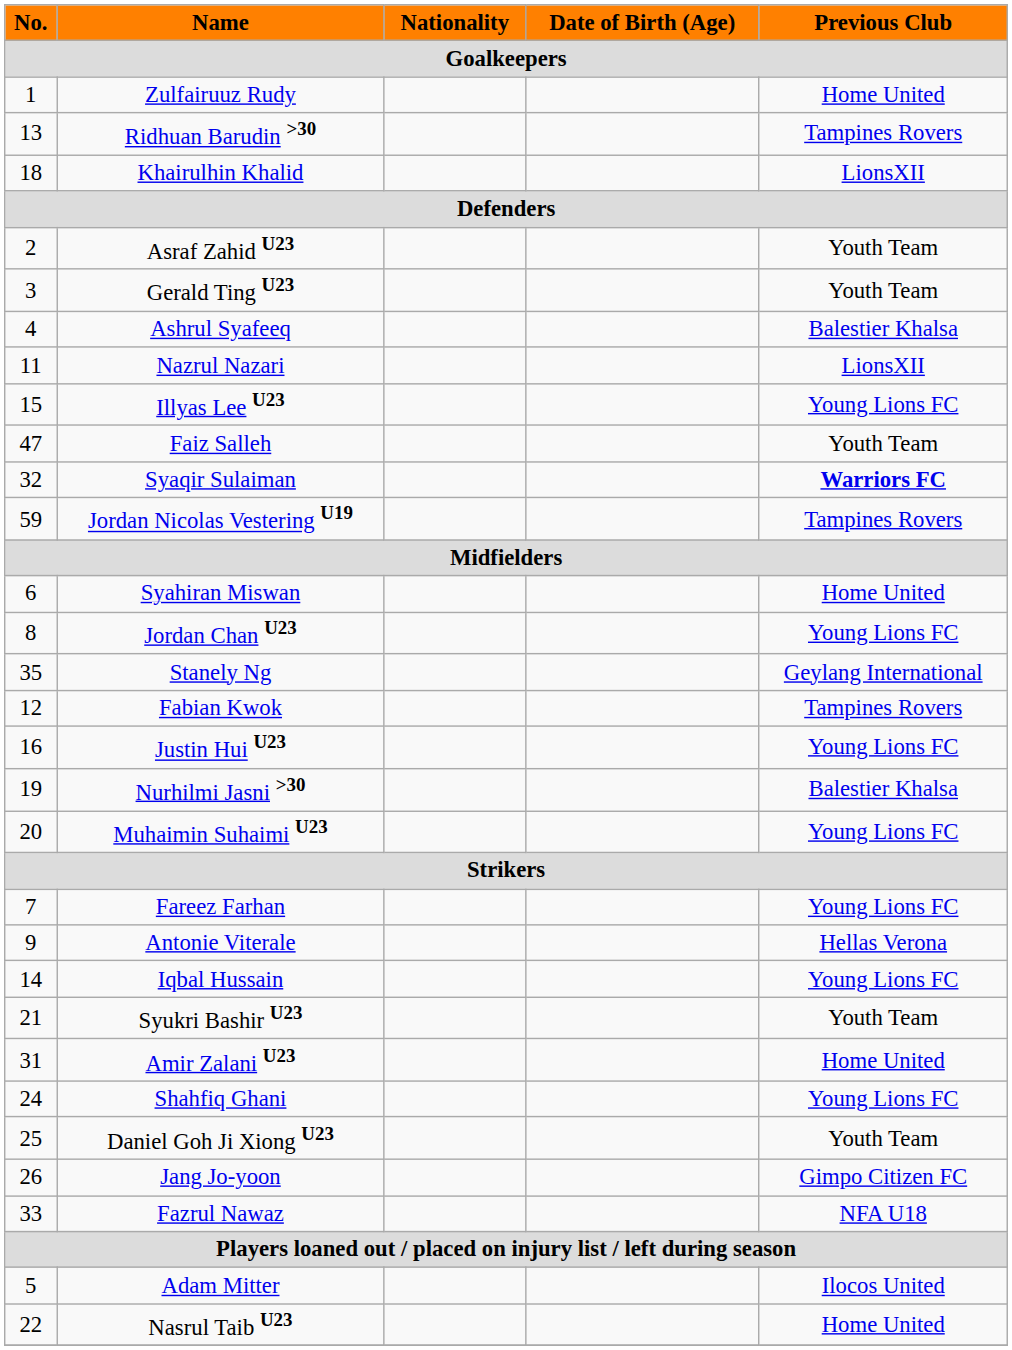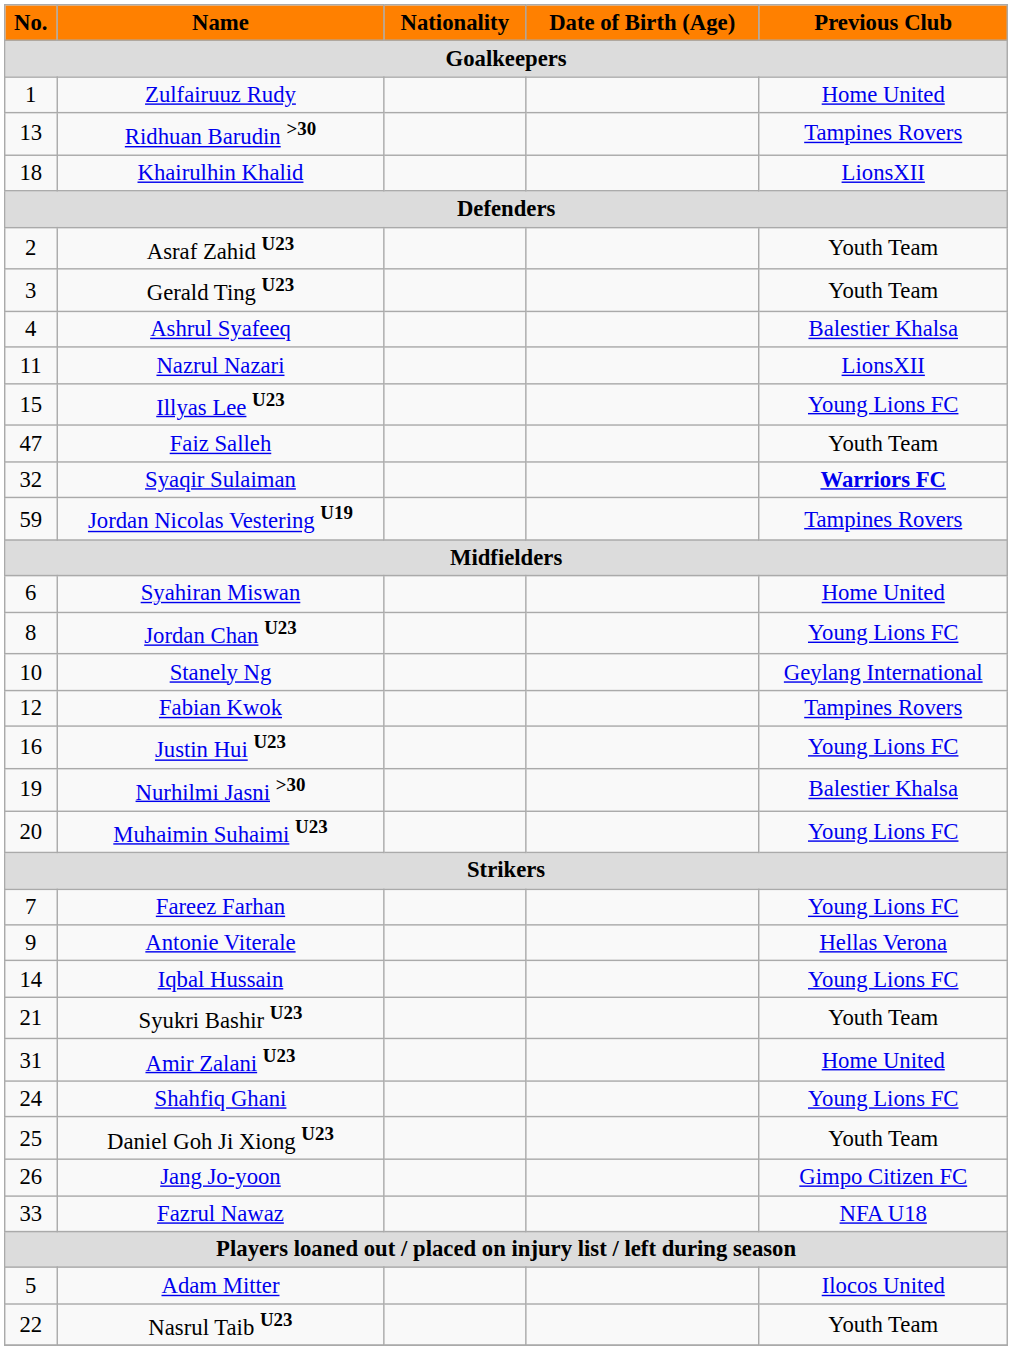(31, 671) 35 -> (31, 671) 10
(883, 1324) Home United -> (883, 1324) Youth Team
